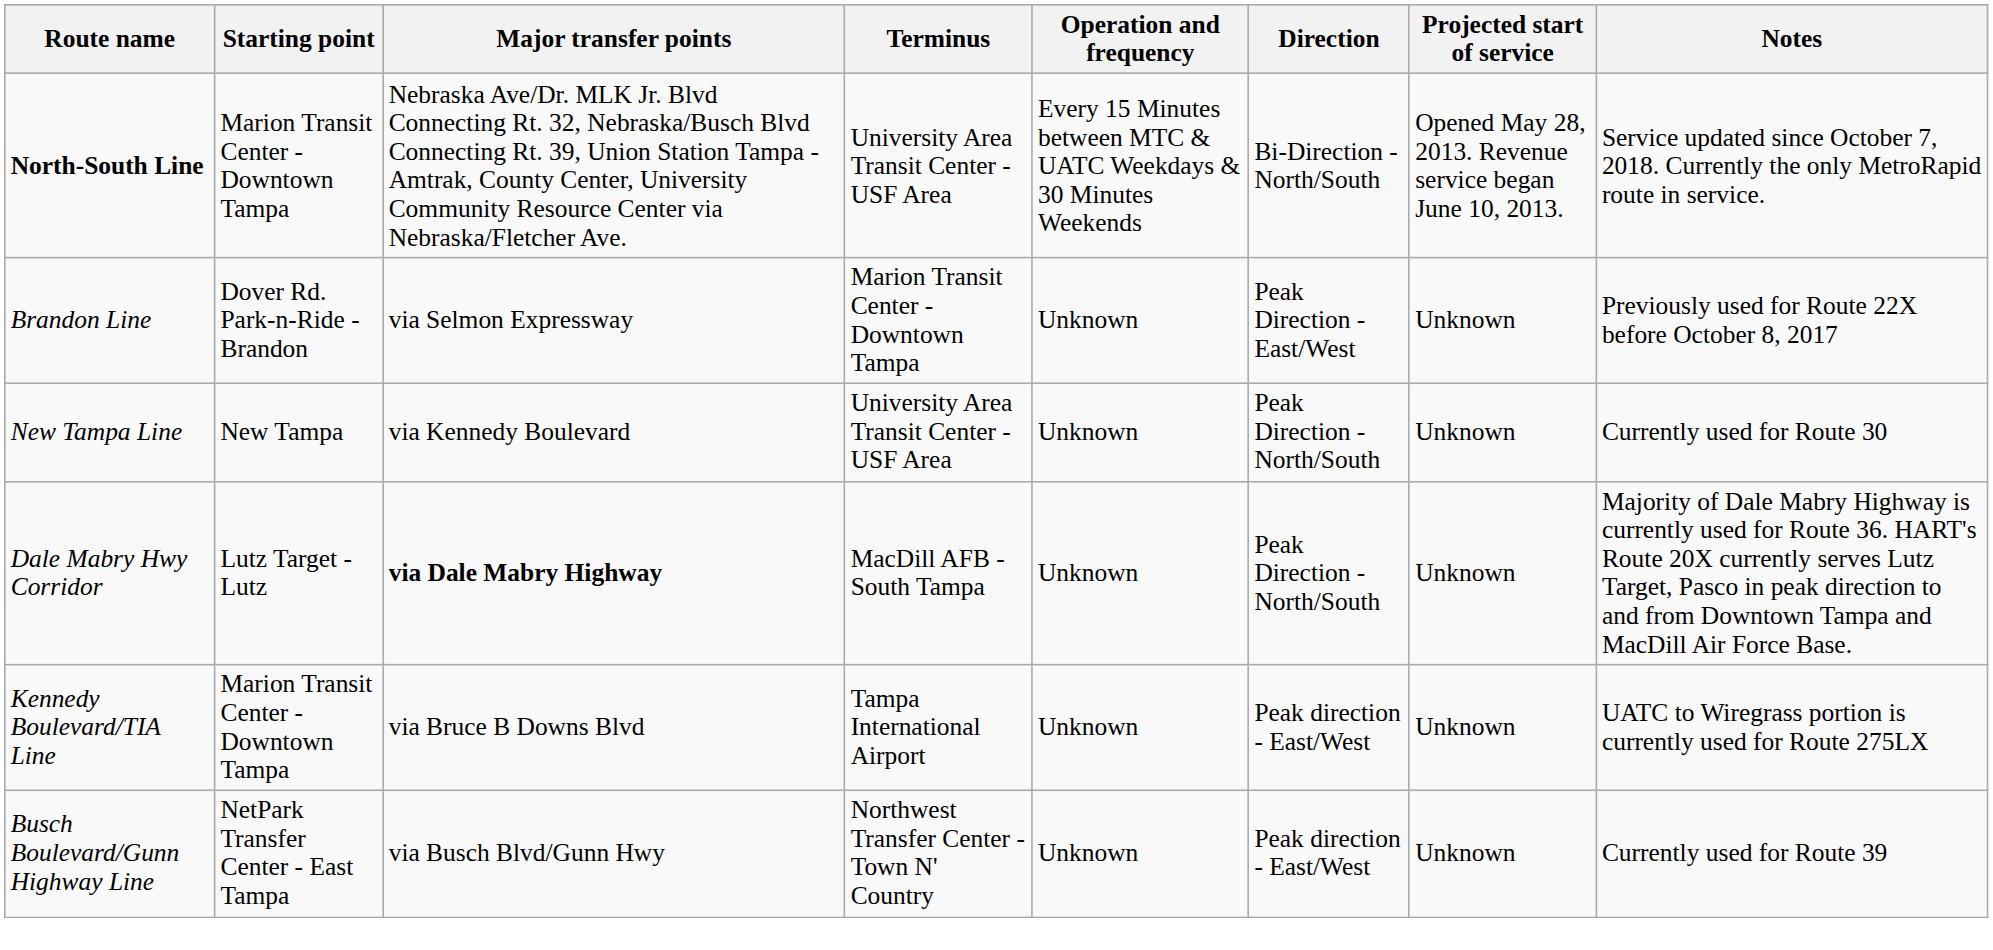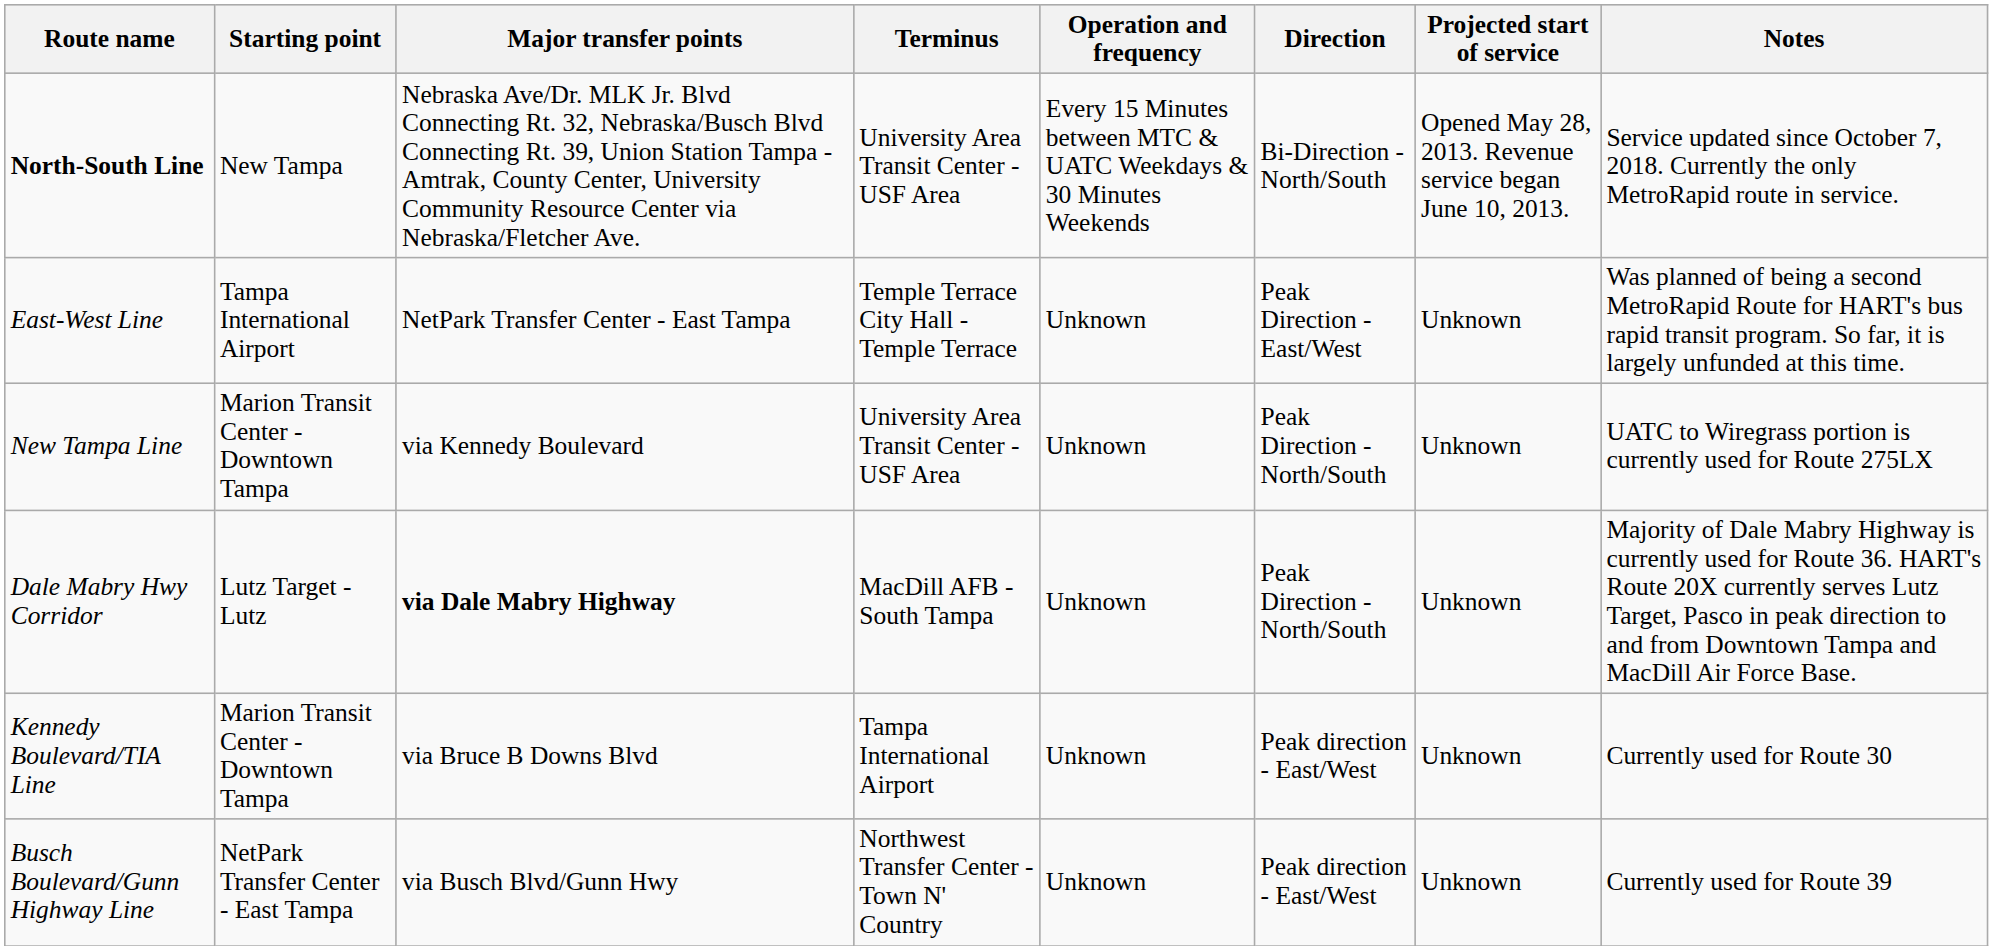(296, 165) Marion Transit Center - Downtown Tampa -> (281, 165) New Tampa
+ row: (87, 320)
- row: (81, 320)
(282, 431) New Tampa -> (296, 446) Marion Transit Center - Downtown Tampa
(1745, 431) Currently used for Route 30 -> (1770, 446) UATC to Wiregrass portion is currently used for Route 275LX
(1765, 727) UATC to Wiregrass portion is currently used for Route 275LX -> (1749, 755) Currently used for Route 30
